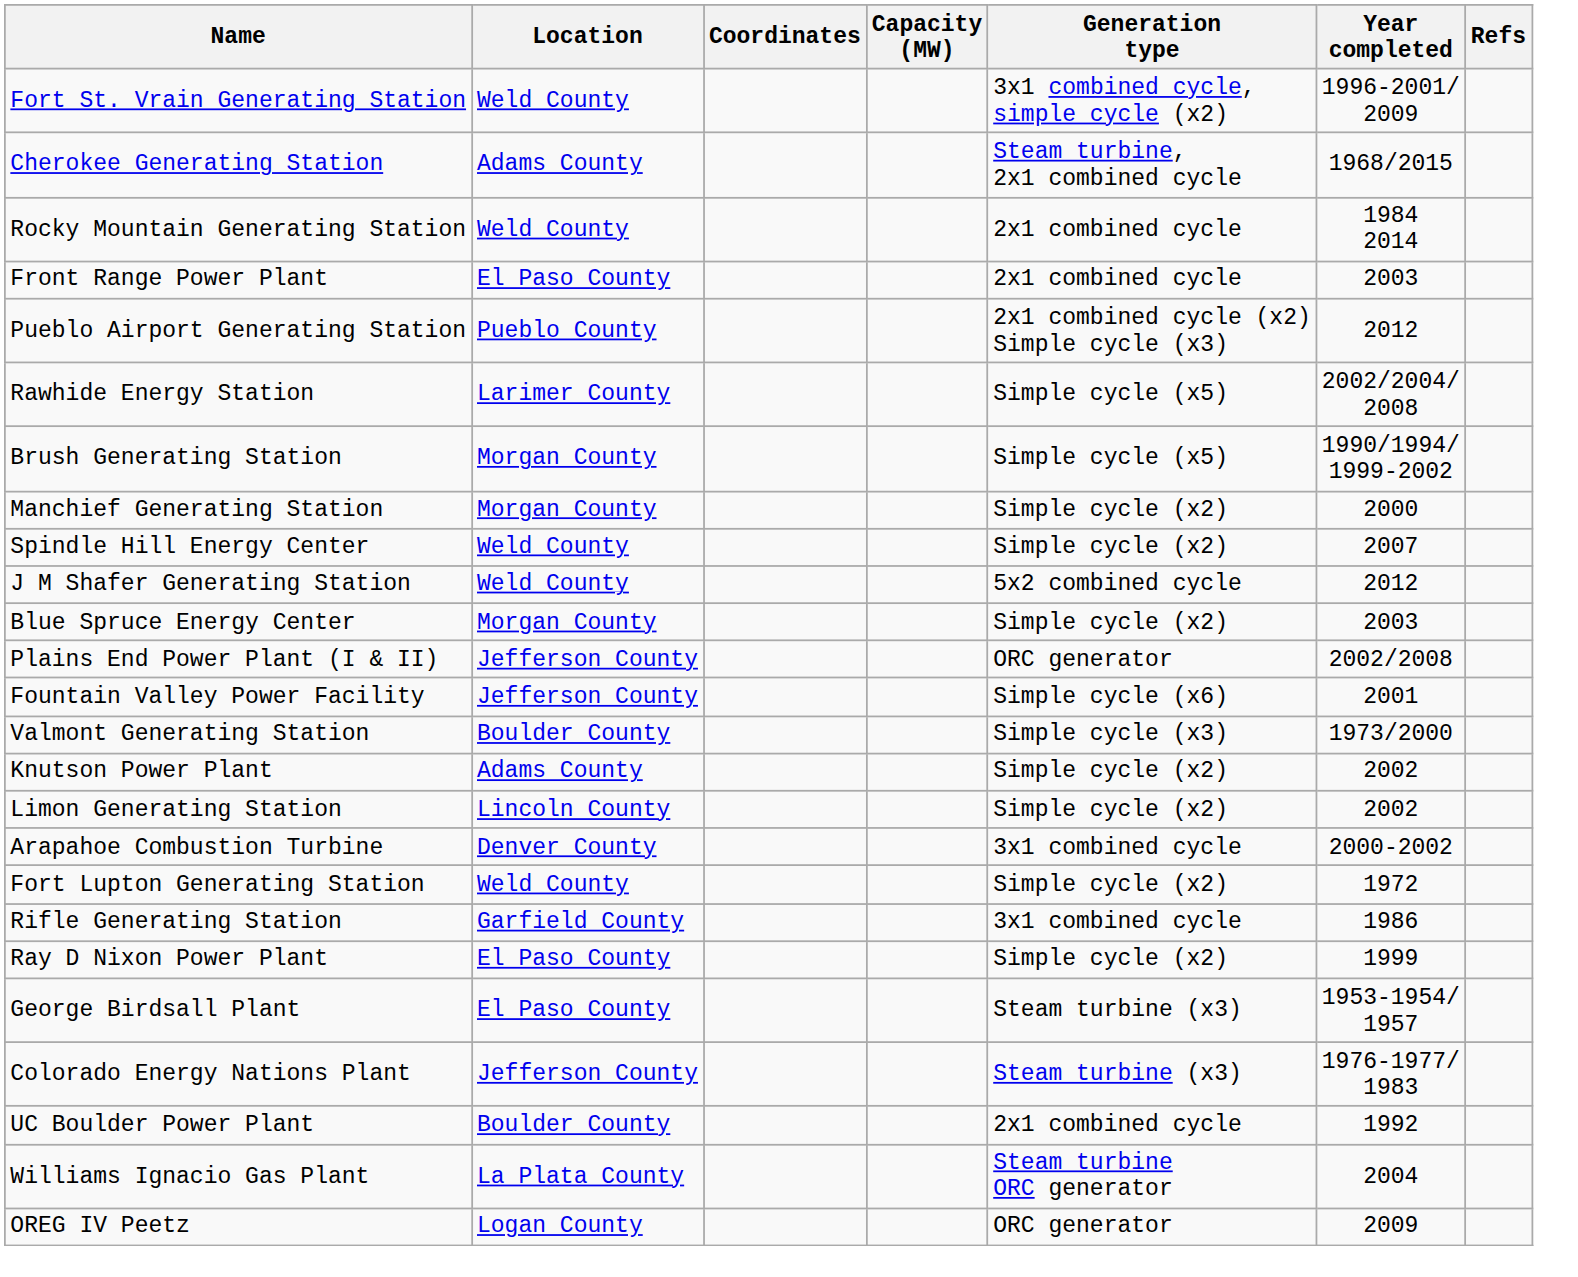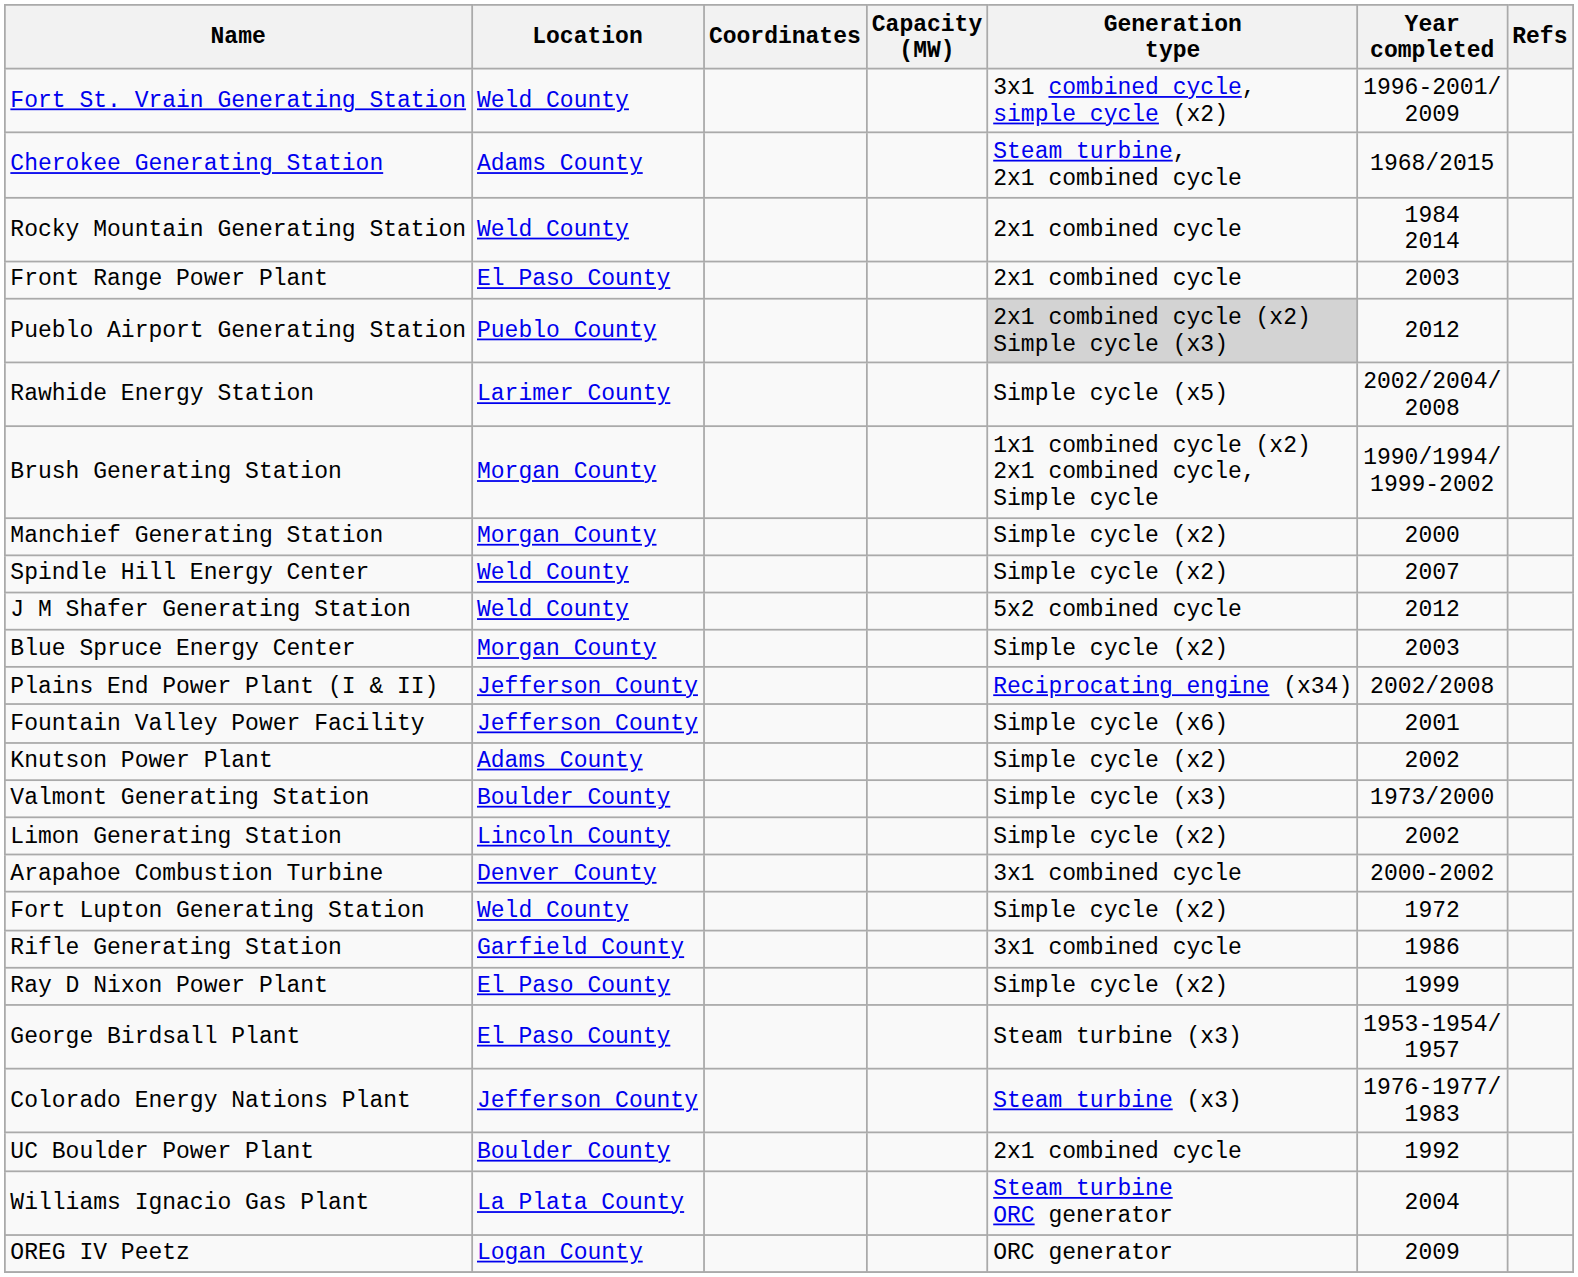(1152, 331) no background -> (1152, 331) lightgrey background
(1111, 459) Simple cycle (x5) -> (1152, 472) 1x1 combined cycle (x2) 2x1 combined cycle, Simple cycle
(1083, 660) ORC generator -> (1173, 686) Reciprocating engine (x34)
rows swapped: (190, 735) <-> (142, 772)
